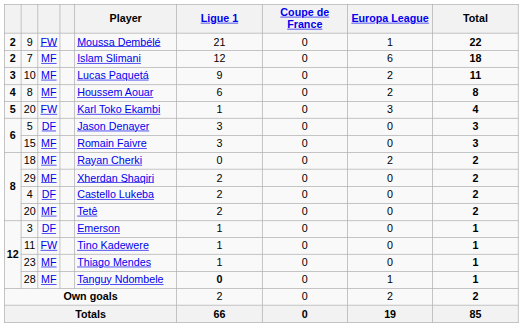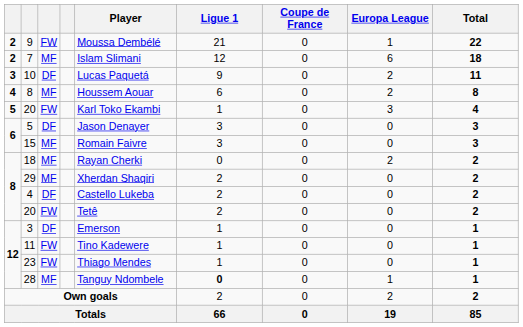(49, 76) MF -> (49, 76) DF
(49, 212) MF -> (49, 212) FW
(49, 263) MF -> (49, 263) FW
